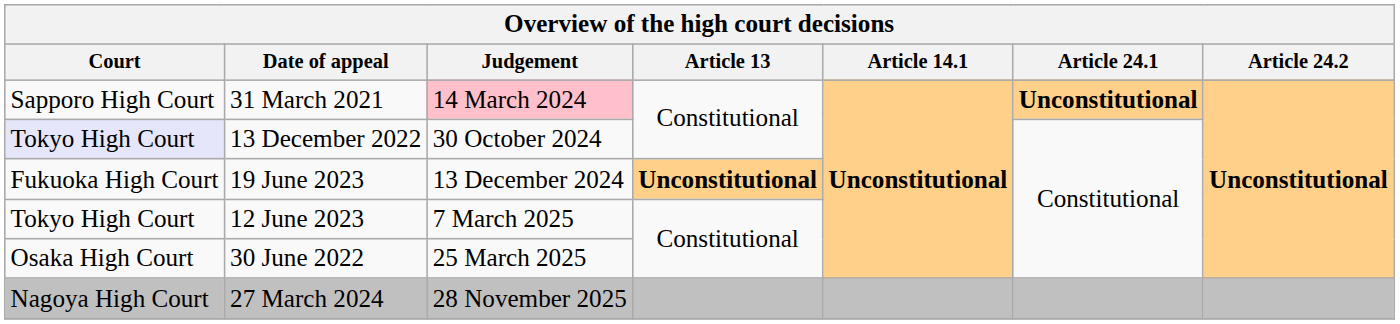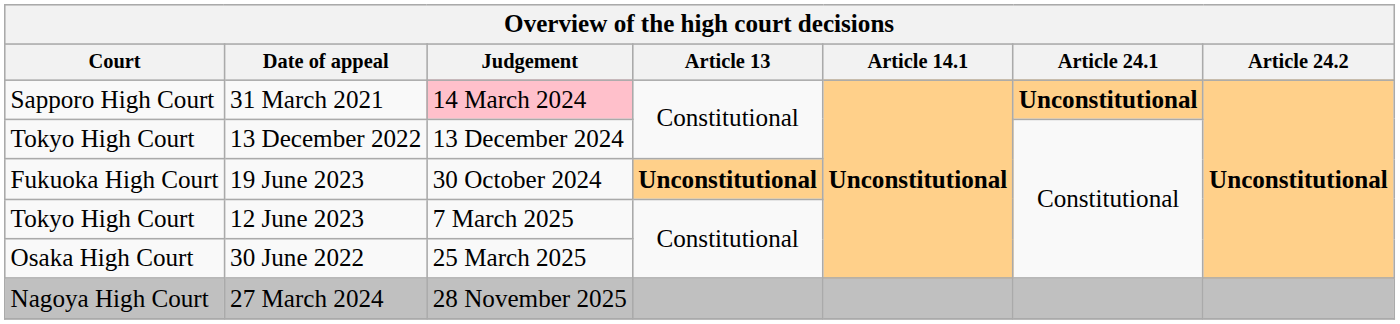(103, 138) lavender background -> (103, 138) no background
(517, 138) 30 October 2024 -> (528, 138) 13 December 2024
(528, 178) 13 December 2024 -> (517, 178) 30 October 2024
